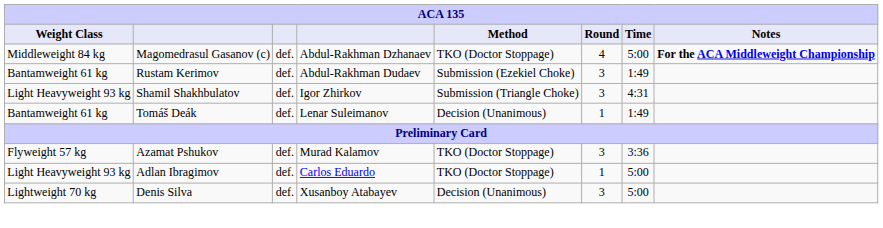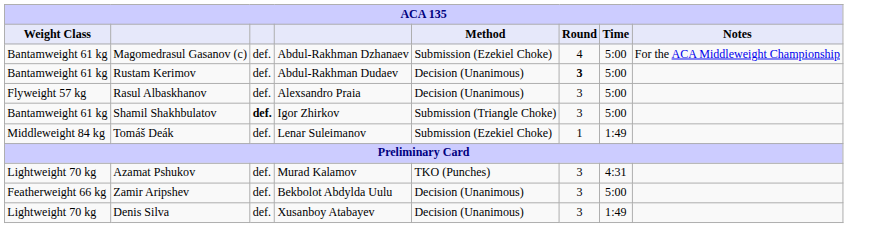(56, 53) Middleweight 84 kg -> (57, 53) Bantamweight 61 kg
(495, 53) TKO (Doctor Stoppage) -> (483, 53) Submission (Ezekiel Choke)
(766, 53) bold -> (737, 53) normal
(506, 73) Submission (Ezekiel Choke) -> (469, 73) Decision (Unanimous)
(602, 73) normal -> (579, 73) bold
(638, 73) 1:49 -> (616, 73) 5:00
+ row: (160, 93)
(69, 93) Light Heavyweight 93 kg -> (57, 113) Bantamweight 61 kg
(285, 93) normal -> (262, 113) bold
(638, 93) 4:31 -> (616, 113) 5:00
(57, 113) Bantamweight 61 kg -> (56, 133) Middleweight 84 kg
(491, 113) Decision (Unanimous) -> (483, 133) Submission (Ezekiel Choke)
(47, 153) Flyweight 57 kg -> (52, 172) Lightweight 70 kg
(495, 153) TKO (Doctor Stoppage) -> (452, 172) TKO (Punches)
(638, 153) 3:36 -> (616, 172) 4:31
- row: (178, 172)
+ row: (151, 192)
(638, 192) 5:00 -> (616, 212) 1:49
